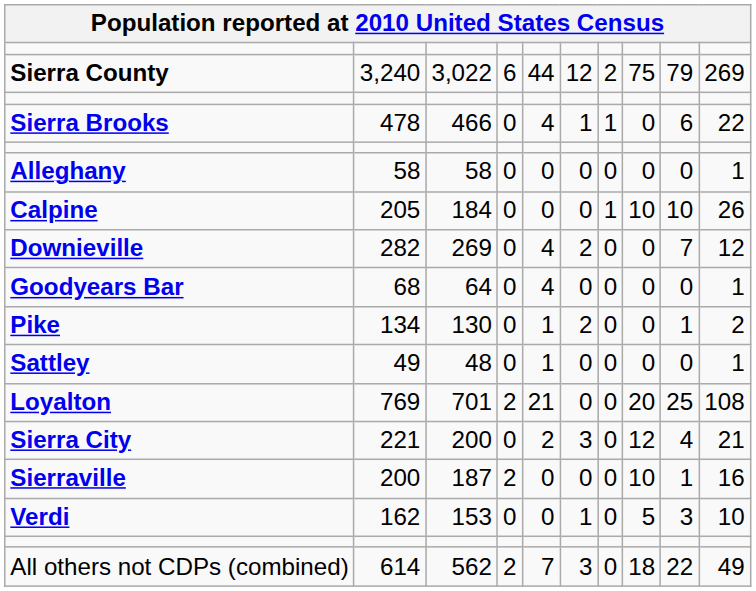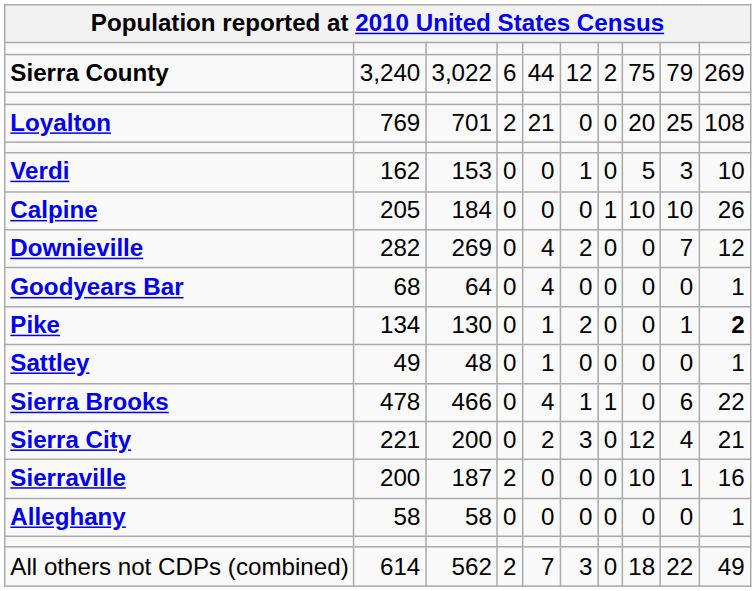rows swapped: (61, 401) <-> (90, 122)
rows swapped: (68, 172) <-> (40, 516)
(738, 325) normal -> (738, 325) bold
